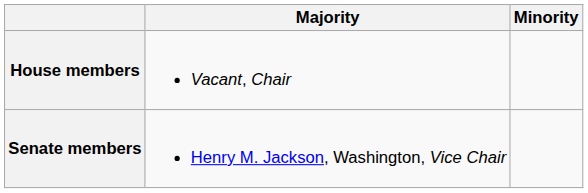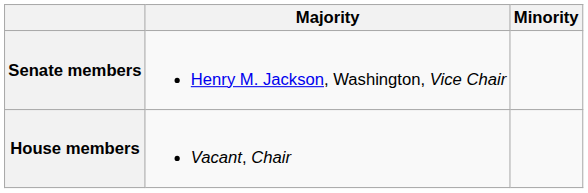rows swapped: (75, 148) <-> (75, 70)
